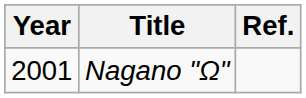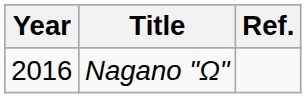(42, 69) 2001 -> (42, 69) 2016
